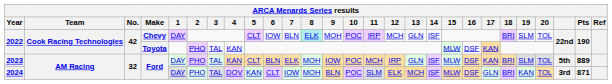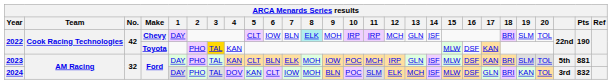(354, 35) POC -> (354, 35) IRP
(216, 48) no background -> (216, 48) gold background
(583, 60) 889 -> (583, 60) 881
(583, 73) 871 -> (583, 73) 832
